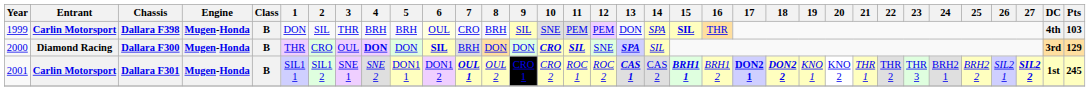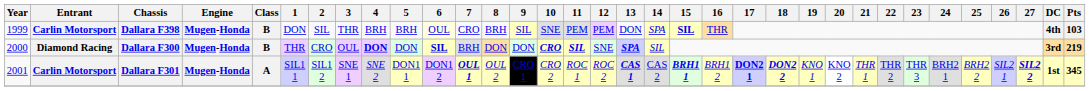(1074, 47) 129 -> (1074, 47) 219
(267, 70) B -> (267, 70) A
(1074, 70) 245 -> (1074, 70) 345
